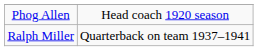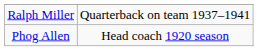rows swapped: (41, 14) <-> (41, 35)
